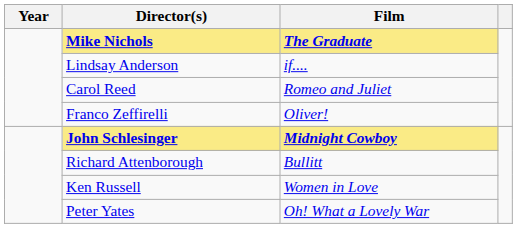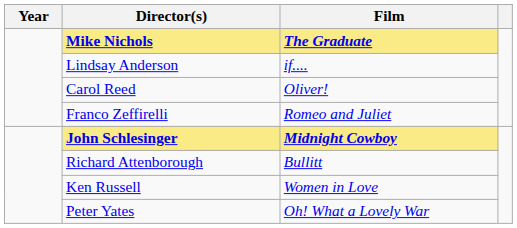(338, 89) Romeo and Juliet -> (306, 89) Oliver!
(306, 114) Oliver! -> (338, 114) Romeo and Juliet
